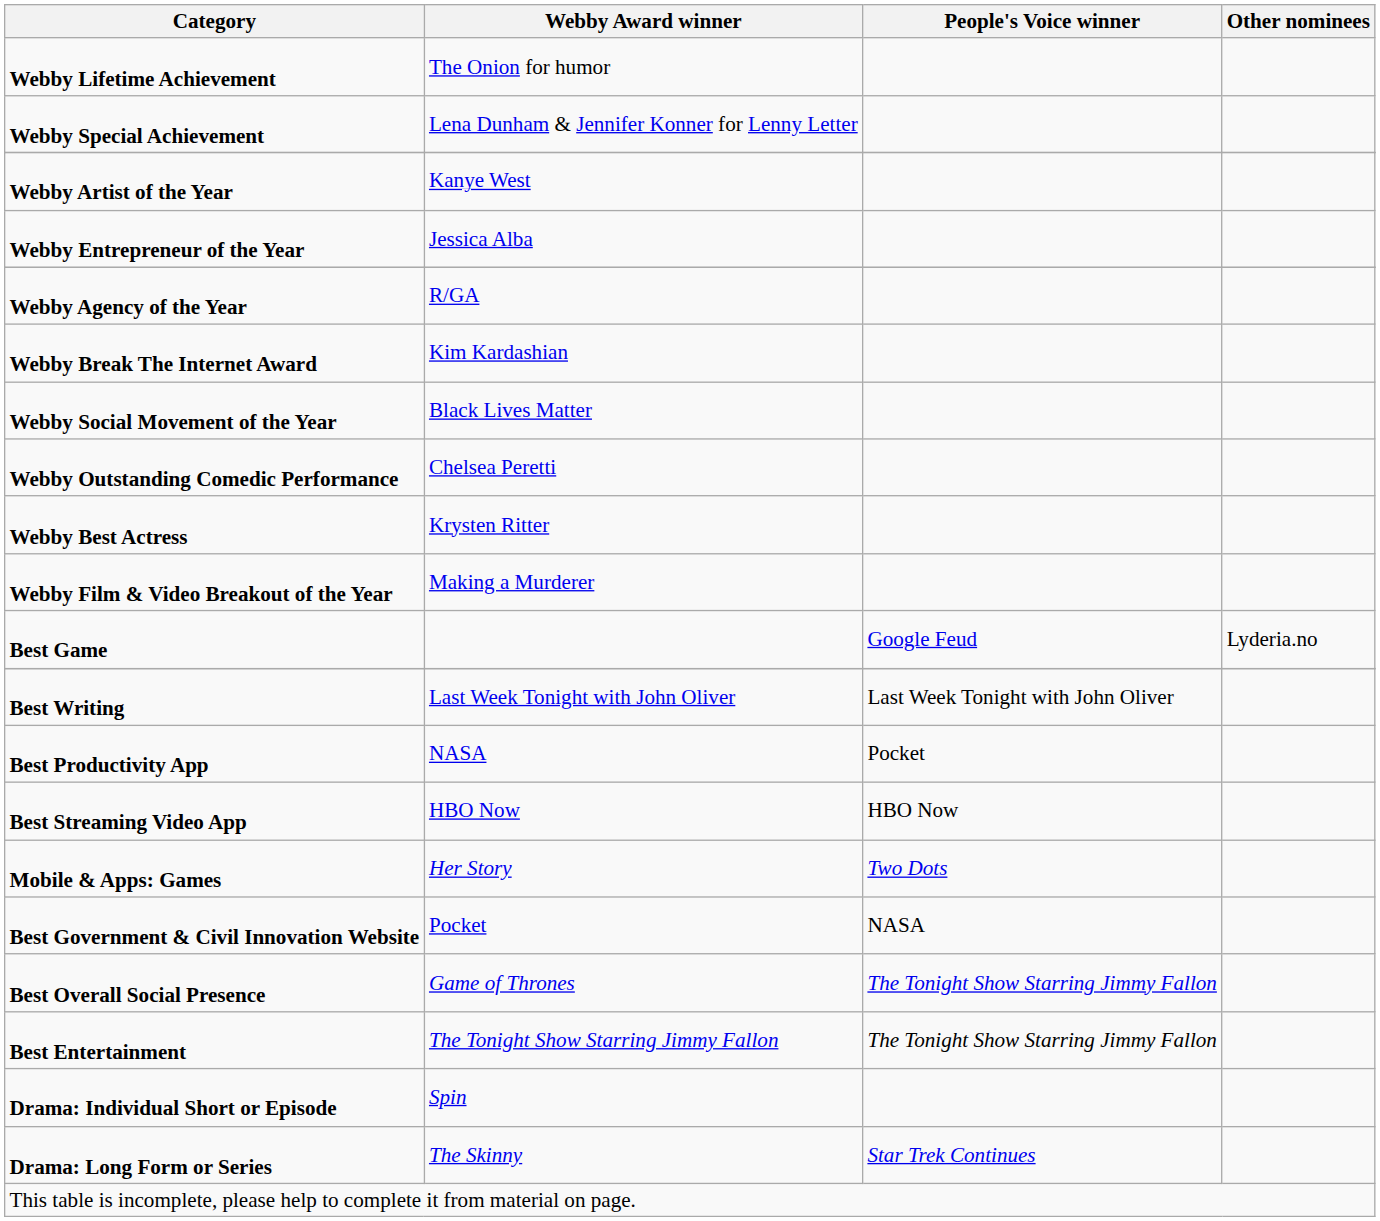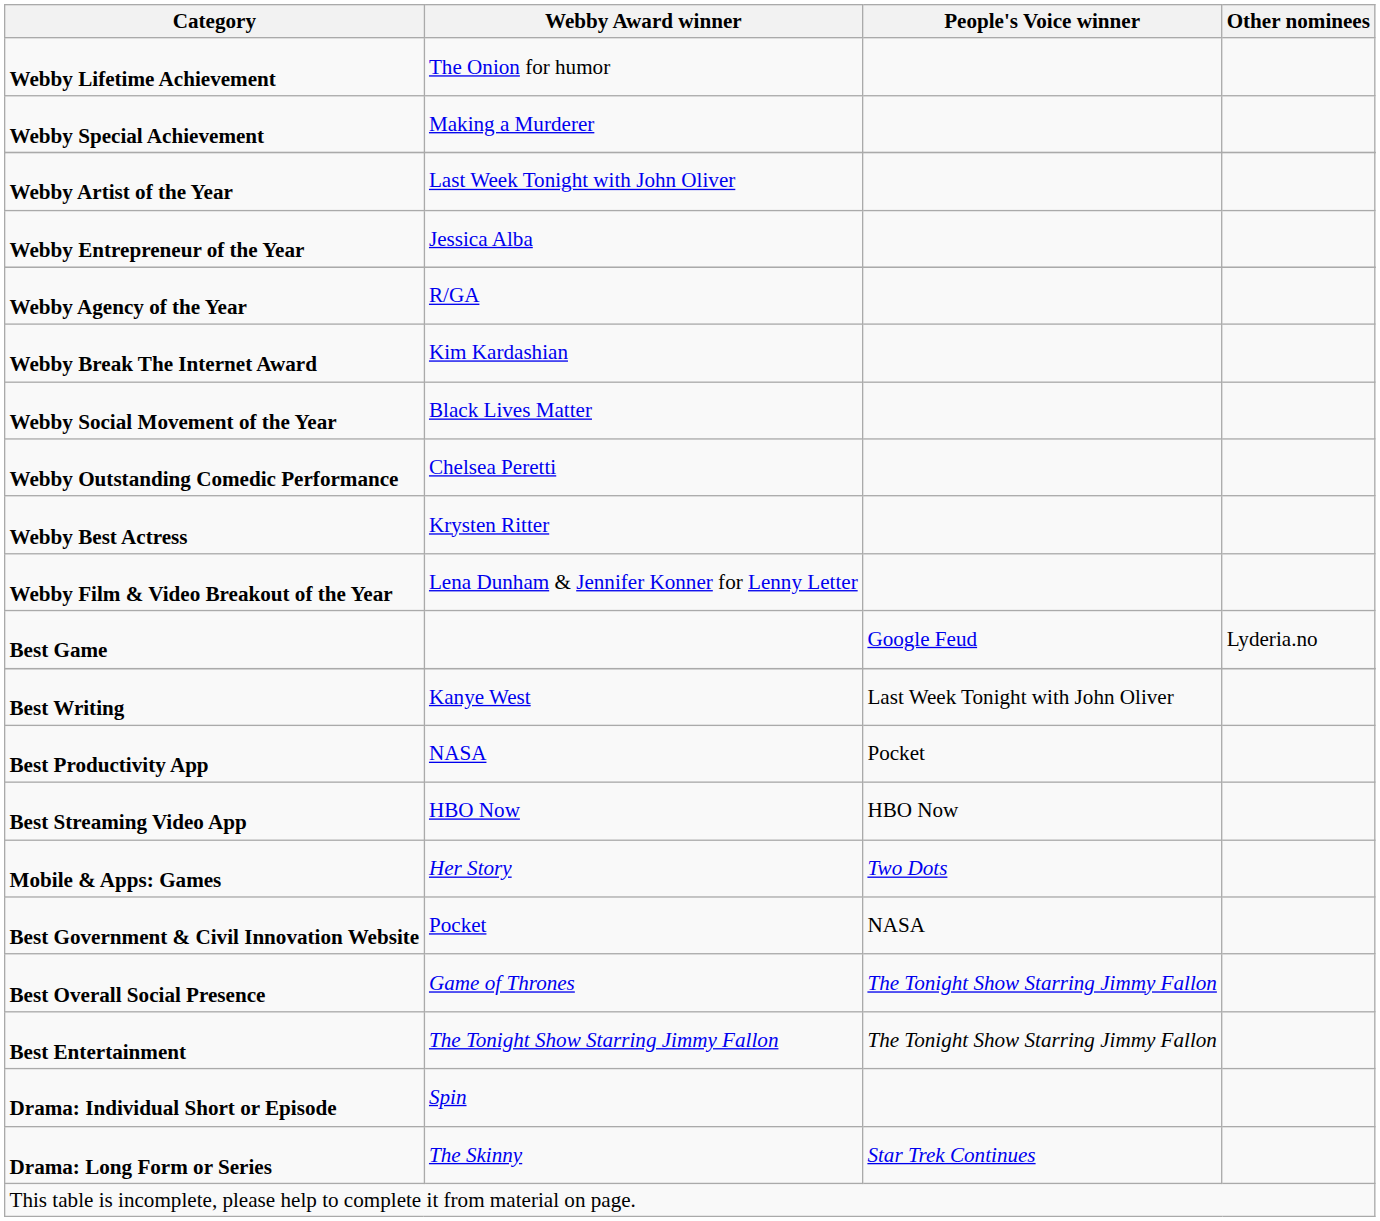(643, 123) Lena Dunham & Jennifer Konner for Lenny Letter -> (512, 123) Making a Murderer
(480, 181) Kanye West -> (582, 181) Last Week Tonight with John Oliver
(512, 581) Making a Murderer -> (643, 581) Lena Dunham & Jennifer Konner for Lenny Letter
(582, 696) Last Week Tonight with John Oliver -> (480, 696) Kanye West
